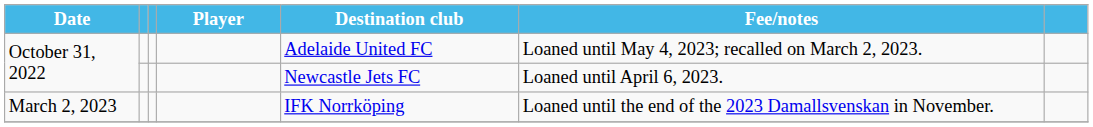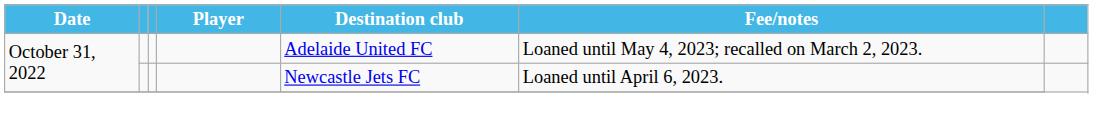- row: (63, 106)
